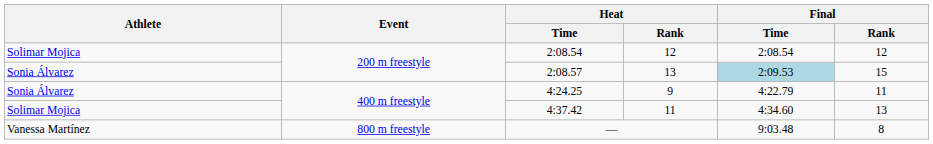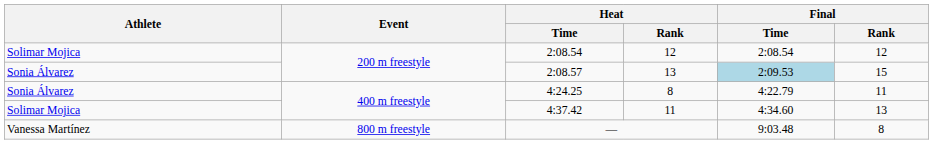(670, 91) 9 -> (670, 91) 8
